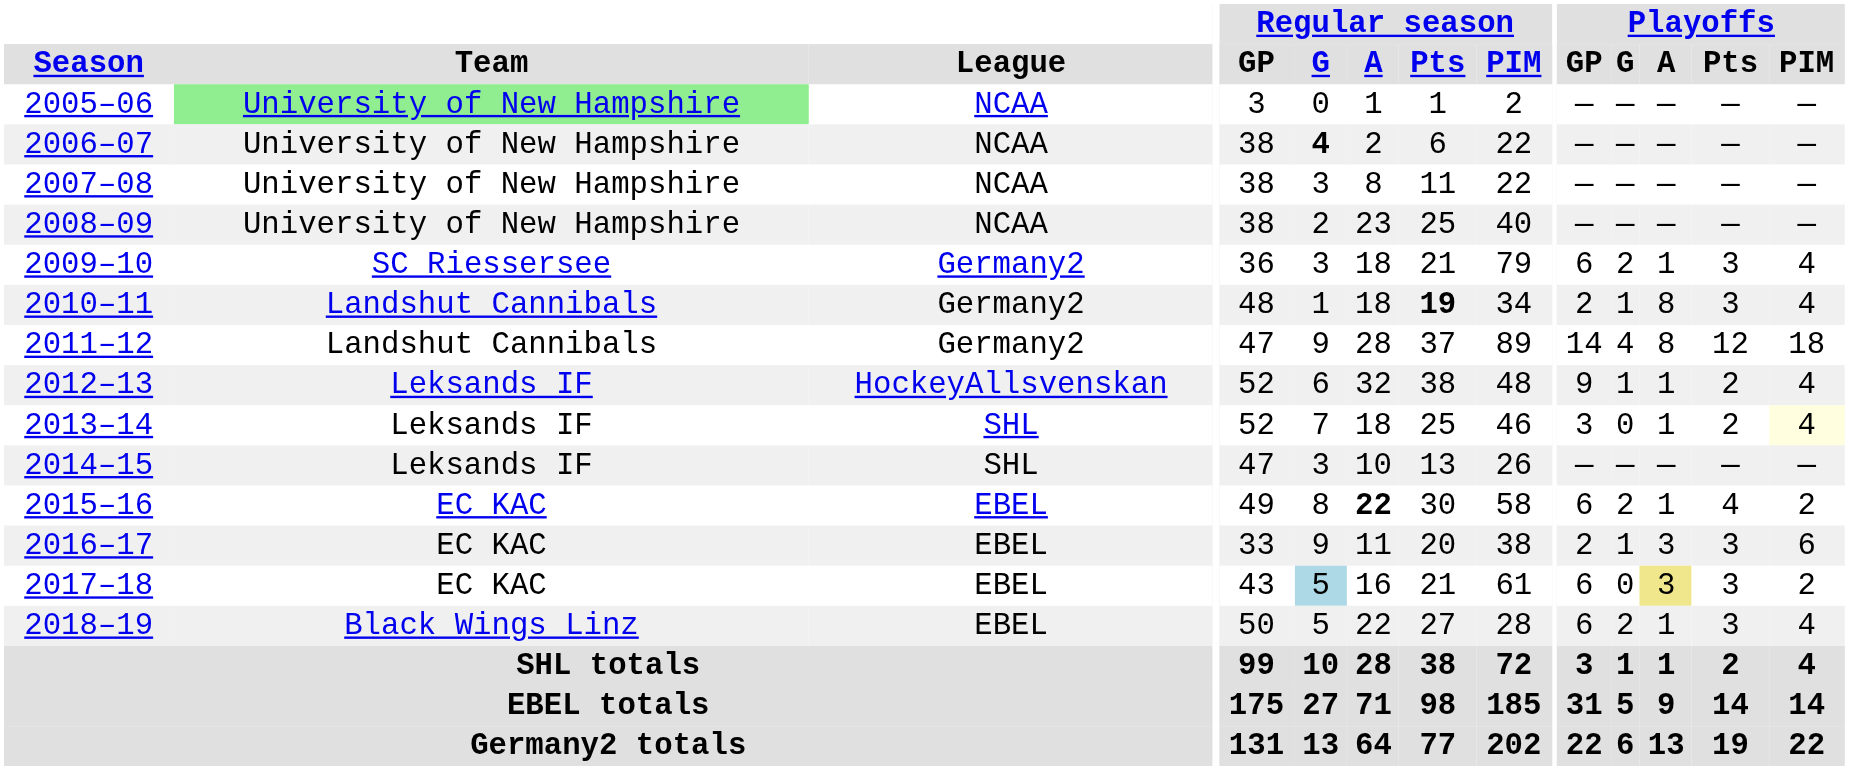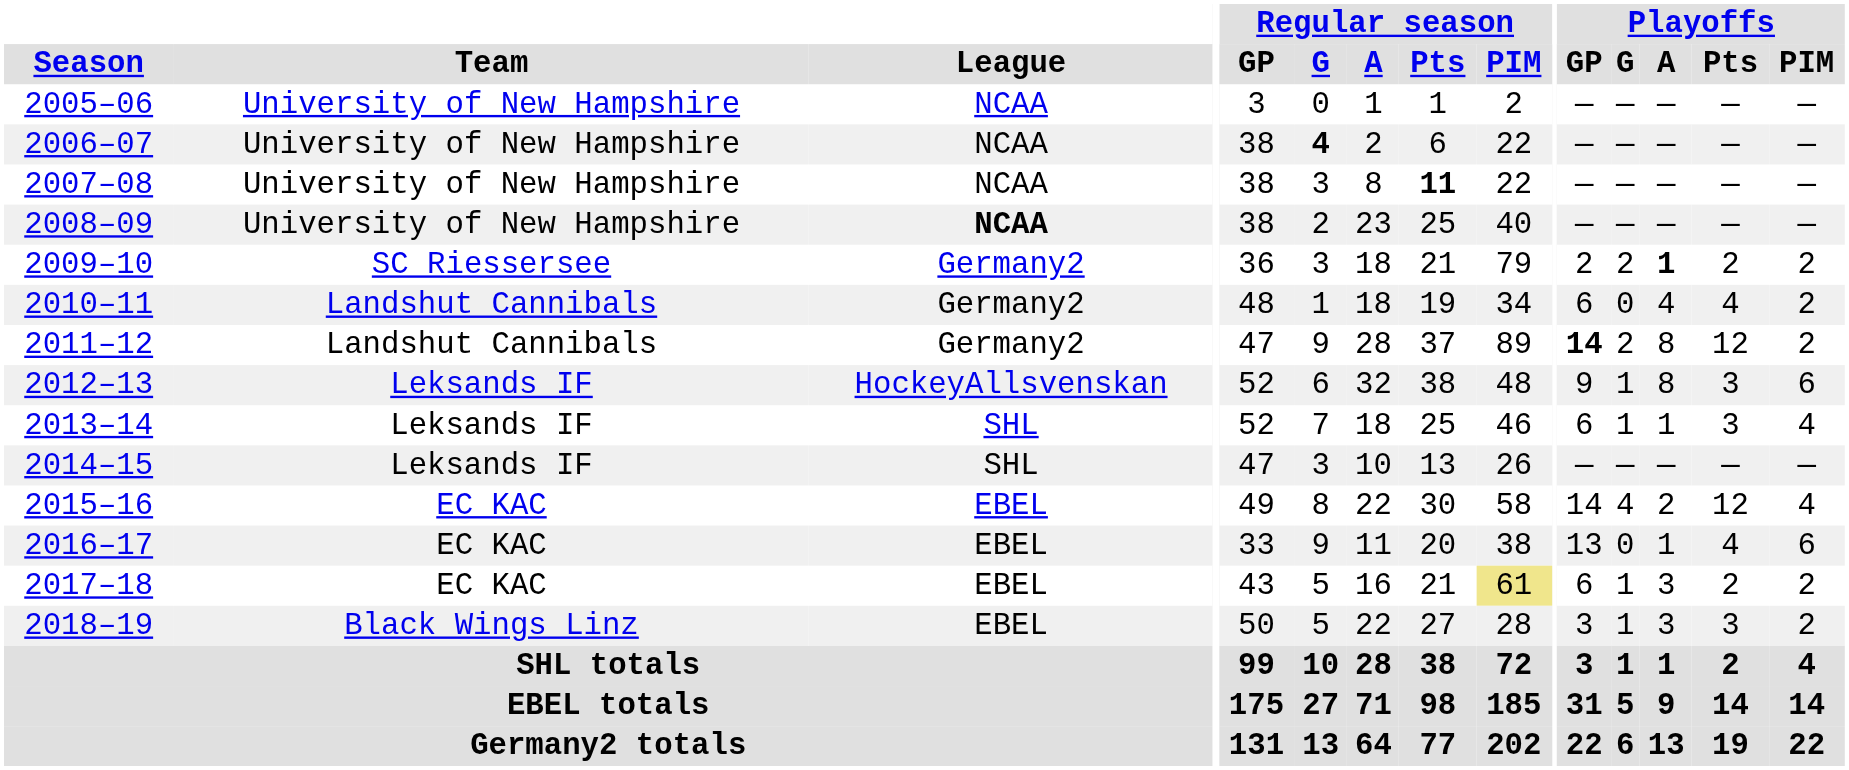(492, 104) lightgreen background -> (492, 104) no background
(1438, 185) normal -> (1438, 185) bold
(1011, 225) normal -> (1011, 225) bold
(1584, 265) 6 -> (1584, 265) 2
(1666, 265) normal -> (1666, 265) bold
(1731, 265) 3 -> (1731, 265) 2
(1807, 265) 4 -> (1807, 265) 2
(1438, 305) bold -> (1438, 305) normal
(1584, 305) 2 -> (1584, 305) 6
(1625, 305) 1 -> (1625, 305) 0
(1666, 305) 8 -> (1666, 305) 4
(1731, 305) 3 -> (1731, 305) 4
(1807, 305) 4 -> (1807, 305) 2
(1584, 345) normal -> (1584, 345) bold
(1625, 345) 4 -> (1625, 345) 2
(1807, 345) 18 -> (1807, 345) 2
(1666, 385) 1 -> (1666, 385) 8
(1731, 385) 2 -> (1731, 385) 3
(1807, 385) 4 -> (1807, 385) 6
(1584, 425) 3 -> (1584, 425) 6
(1625, 425) 0 -> (1625, 425) 1
(1731, 425) 2 -> (1731, 425) 3
(1807, 425) lightyellow background -> (1807, 425) no background
(1373, 505) bold -> (1373, 505) normal
(1584, 505) 6 -> (1584, 505) 14
(1625, 505) 2 -> (1625, 505) 4
(1666, 505) 1 -> (1666, 505) 2
(1731, 505) 4 -> (1731, 505) 12
(1807, 505) 2 -> (1807, 505) 4
(1584, 546) 2 -> (1584, 546) 13
(1625, 546) 1 -> (1625, 546) 0
(1666, 546) 3 -> (1666, 546) 1
(1731, 546) 3 -> (1731, 546) 4
(1321, 586) lightblue background -> (1321, 586) no background
(1514, 586) no background -> (1514, 586) khaki background
(1625, 586) 0 -> (1625, 586) 1
(1666, 586) khaki background -> (1666, 586) no background
(1731, 586) 3 -> (1731, 586) 2
(1584, 626) 6 -> (1584, 626) 3
(1625, 626) 2 -> (1625, 626) 1
(1666, 626) 1 -> (1666, 626) 3
(1807, 626) 4 -> (1807, 626) 2
